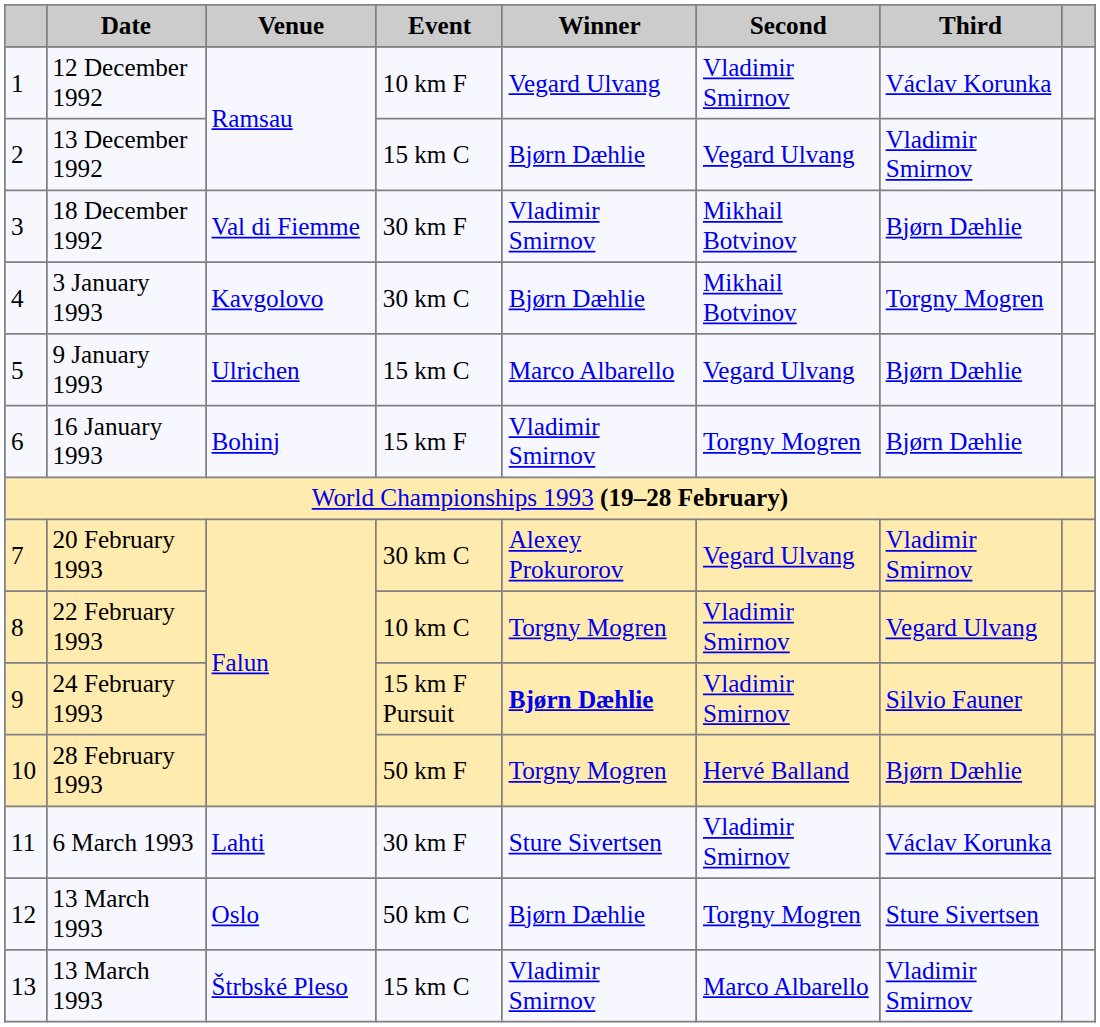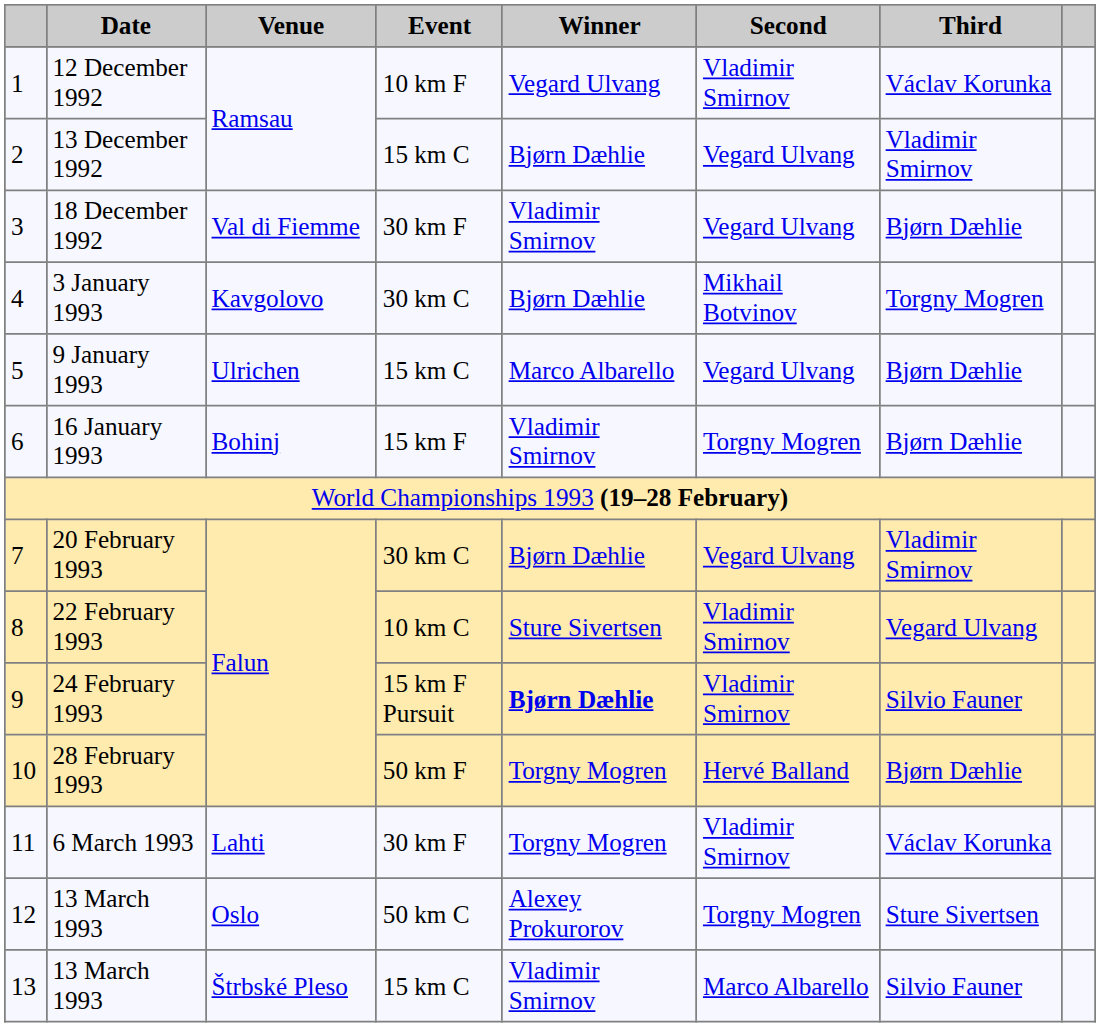(750, 225) Mikhail Botvinov -> (779, 225) Vegard Ulvang
(566, 554) Alexey Prokurorov -> (577, 554) Bjørn Dæhlie
(588, 626) Torgny Mogren -> (585, 626) Sture Sivertsen
(585, 841) Sture Sivertsen -> (588, 841) Torgny Mogren
(577, 913) Bjørn Dæhlie -> (566, 913) Alexey Prokurorov
(931, 985) Vladimir Smirnov -> (954, 985) Silvio Fauner
